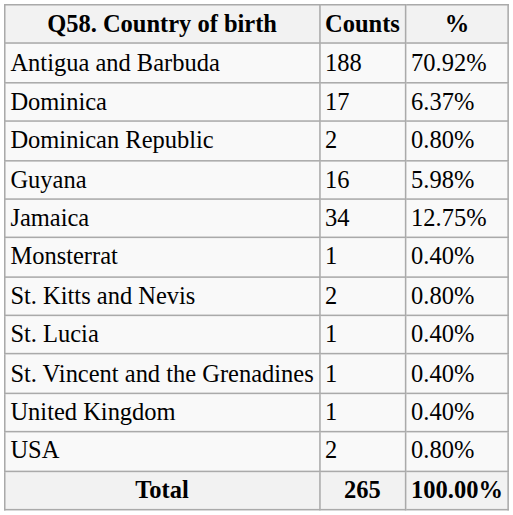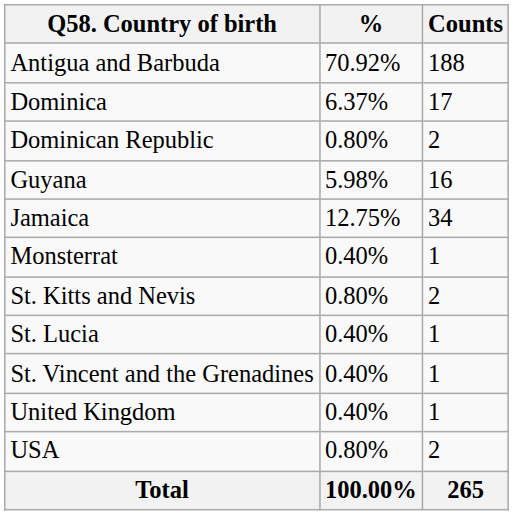columns swapped: (362, 23) <-> (457, 23)
